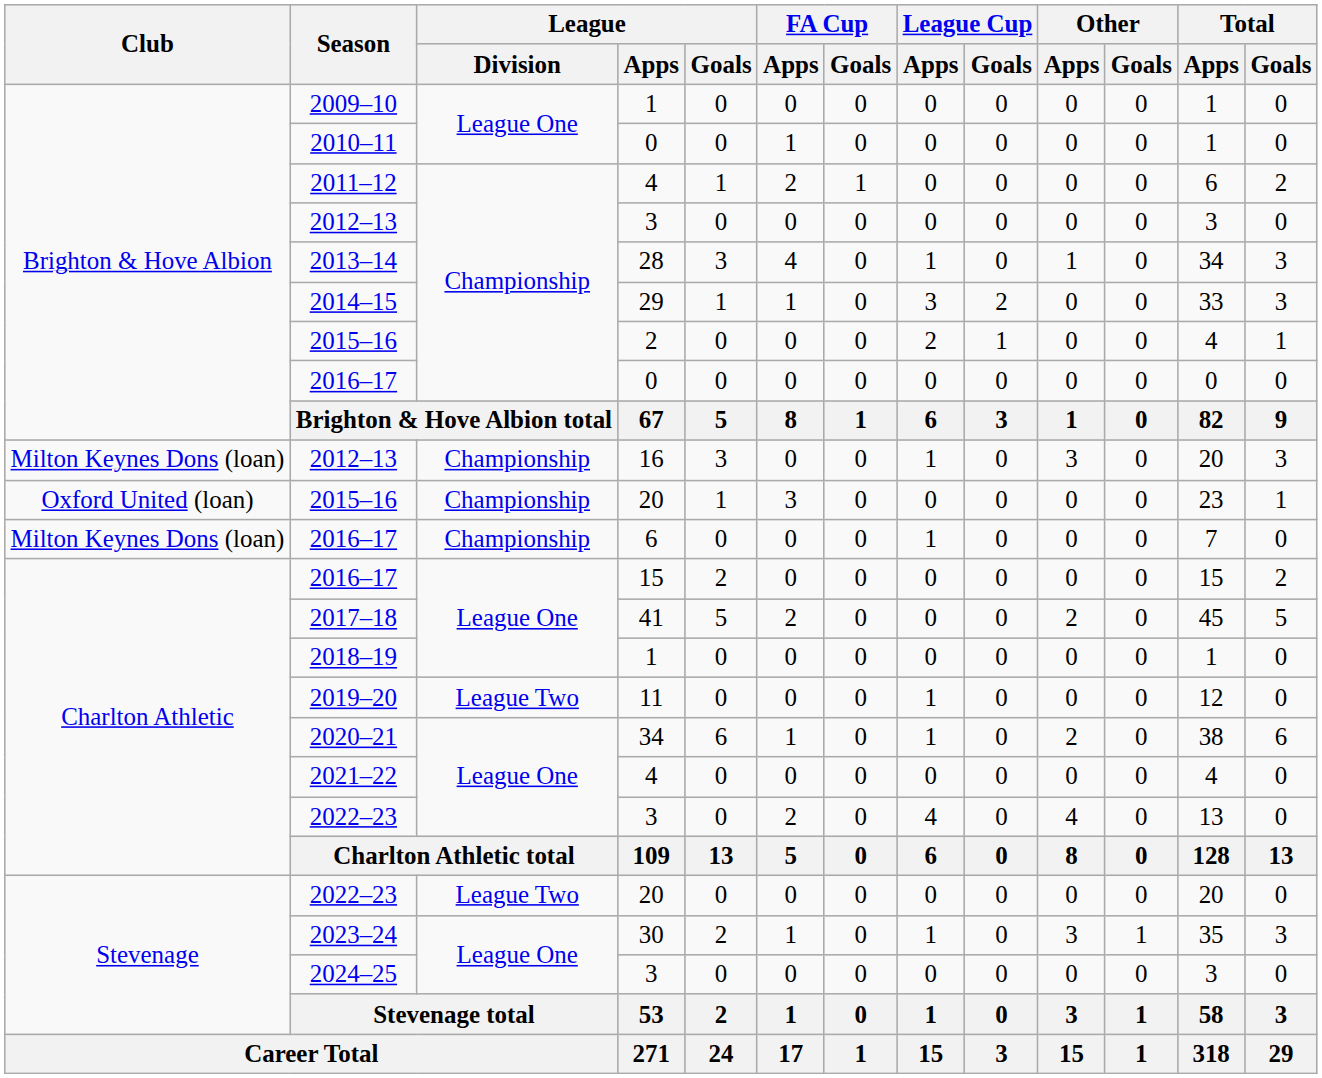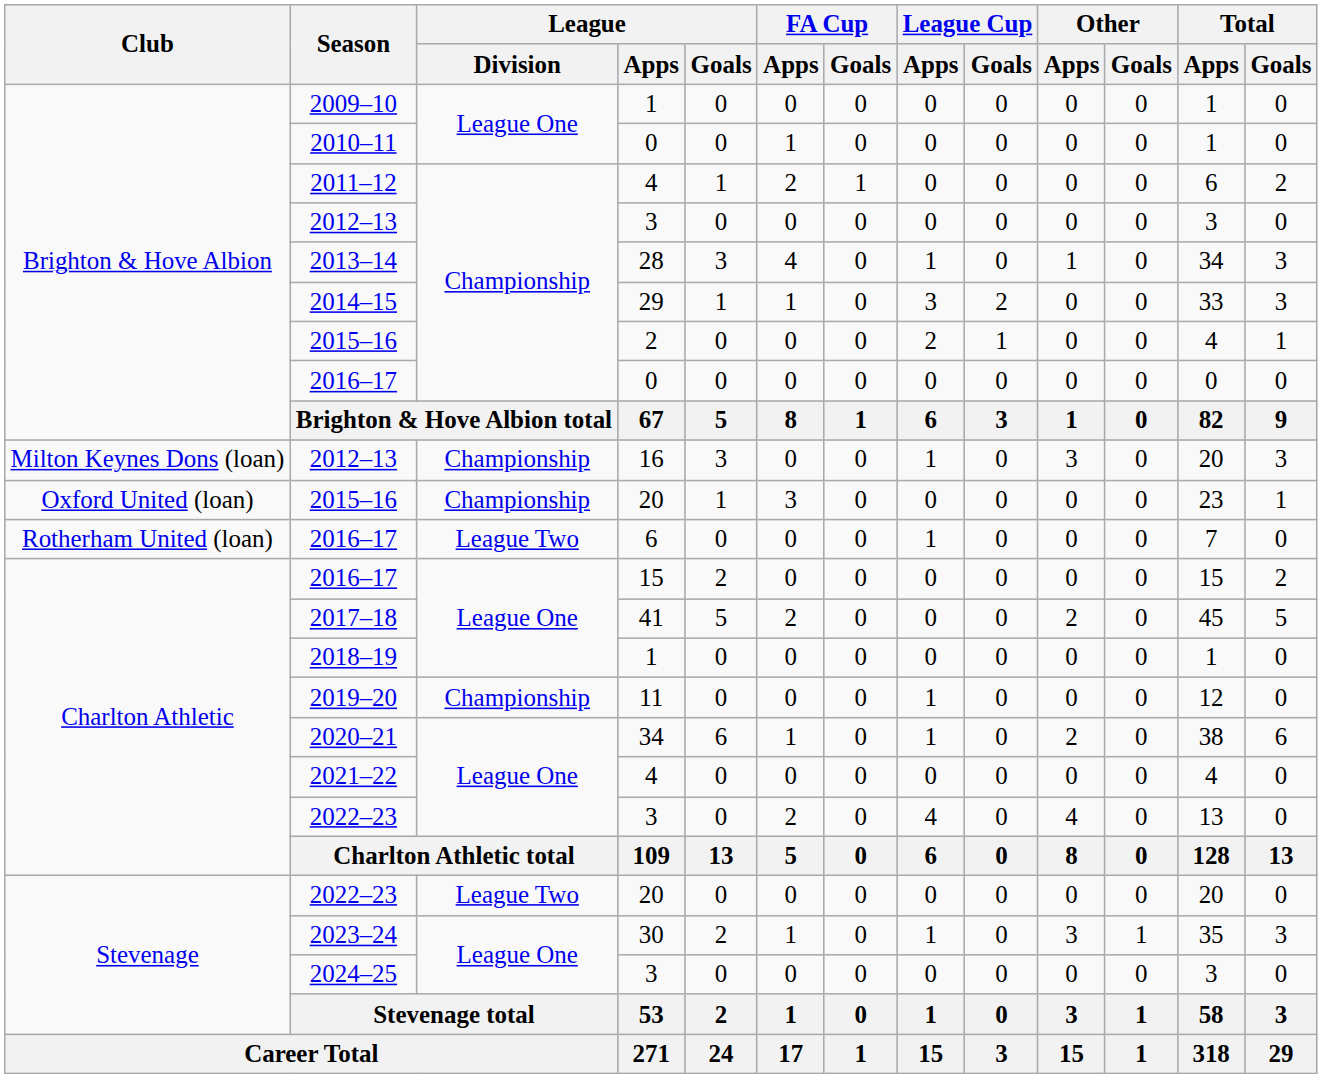(147, 538) Milton Keynes Dons (loan) -> (147, 538) Rotherham United (loan)
(517, 538) Championship -> (517, 538) League Two
(517, 697) League Two -> (517, 697) Championship
